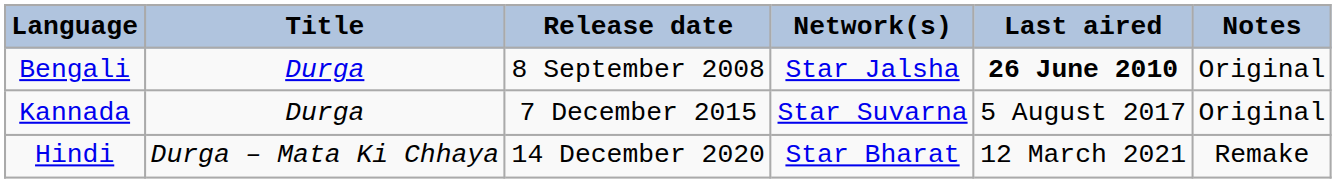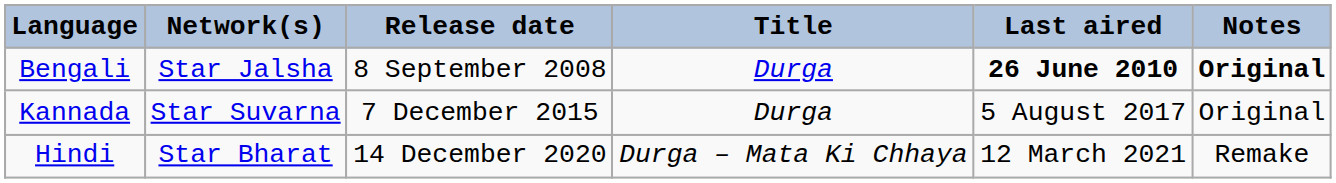columns swapped: (325, 27) <-> (873, 27)
(1262, 70) normal -> (1262, 70) bold
